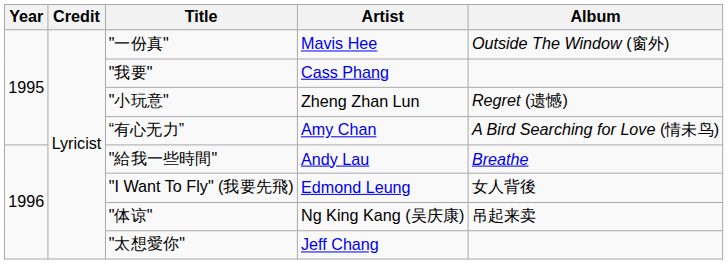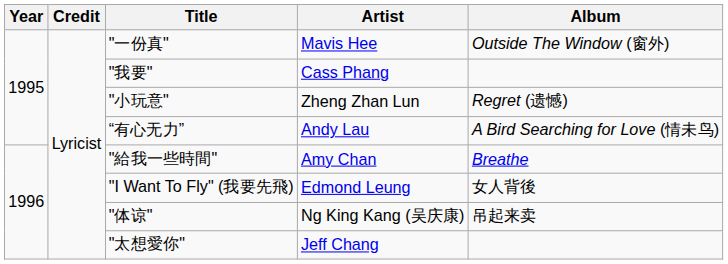(339, 130) Amy Chan -> (335, 130) Andy Lau
(335, 159) Andy Lau -> (339, 159) Amy Chan
